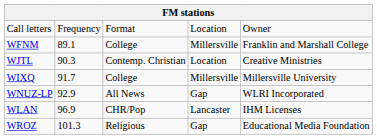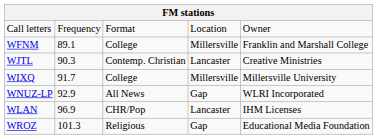(209, 61) Location -> (210, 61) Lancaster
